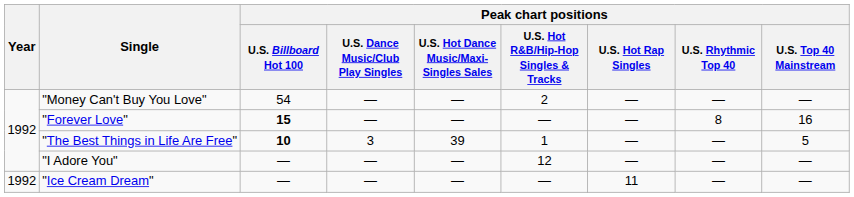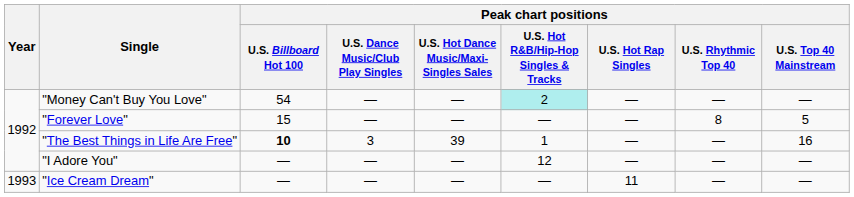(544, 99) no background -> (544, 99) paleturquoise background
(283, 120) bold -> (283, 120) normal
(805, 120) 16 -> (805, 120) 5
(805, 140) 5 -> (805, 140) 16
(22, 181) 1992 -> (22, 181) 1993
